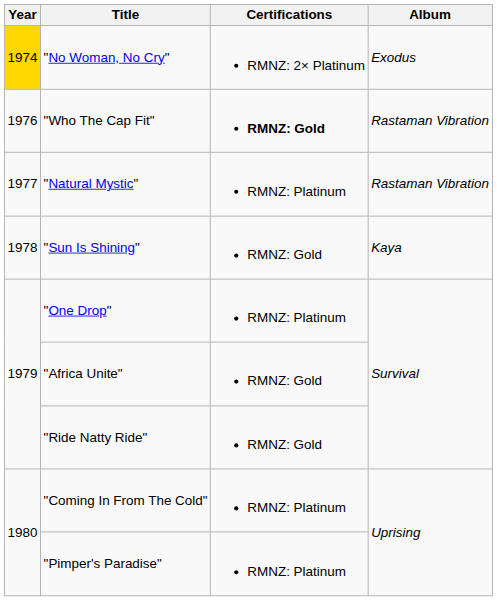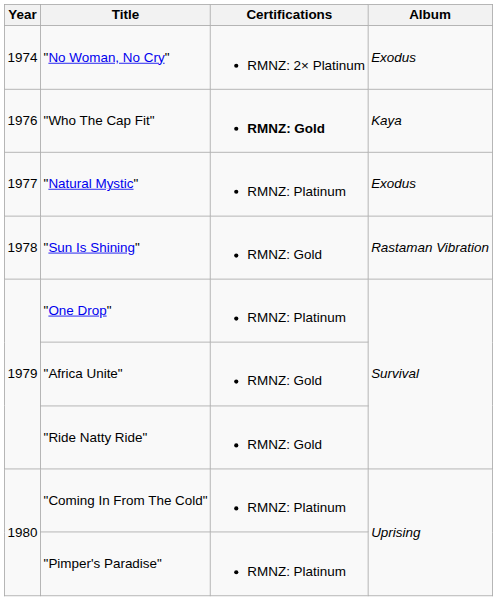(22, 57) gold background -> (22, 57) no background
(430, 120) Rastaman Vibration -> (386, 120) Kaya
(430, 184) Rastaman Vibration -> (394, 184) Exodus
(386, 247) Kaya -> (430, 247) Rastaman Vibration
